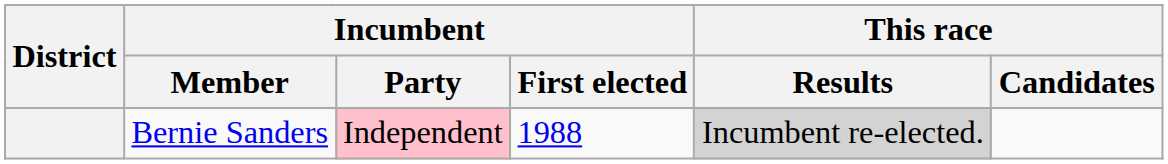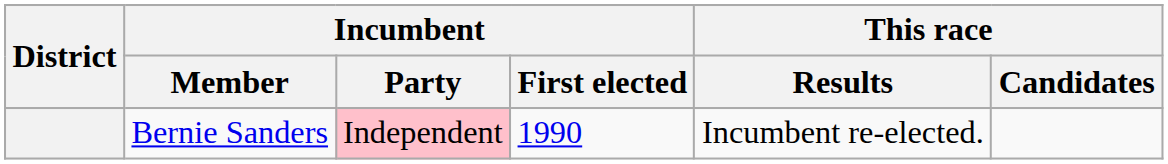(550, 132) 1988 -> (550, 132) 1990
(843, 132) lightgrey background -> (843, 132) no background
